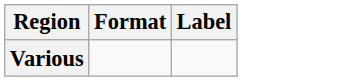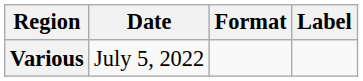+ column: (149, 22)
